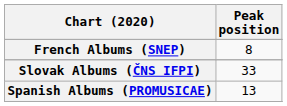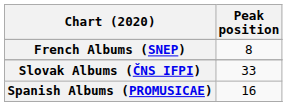(249, 91) 13 -> (249, 91) 16
